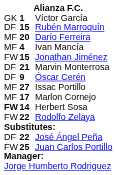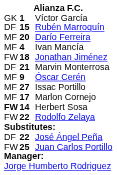(24, 57) 15 -> (24, 57) 18
(10, 77) DF -> (10, 77) MF
